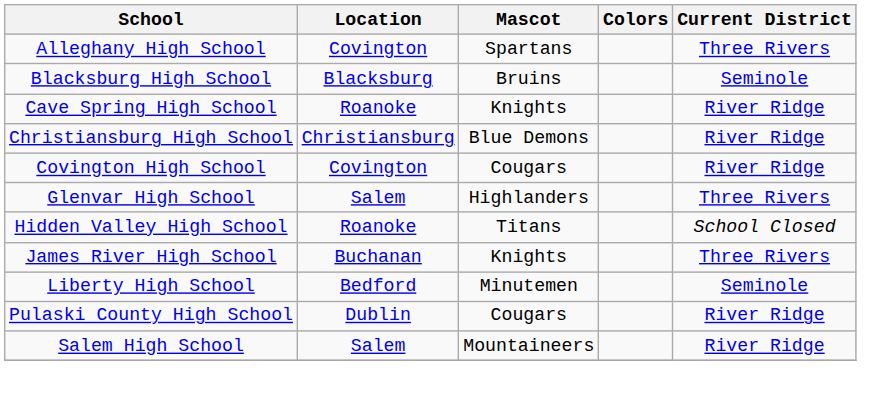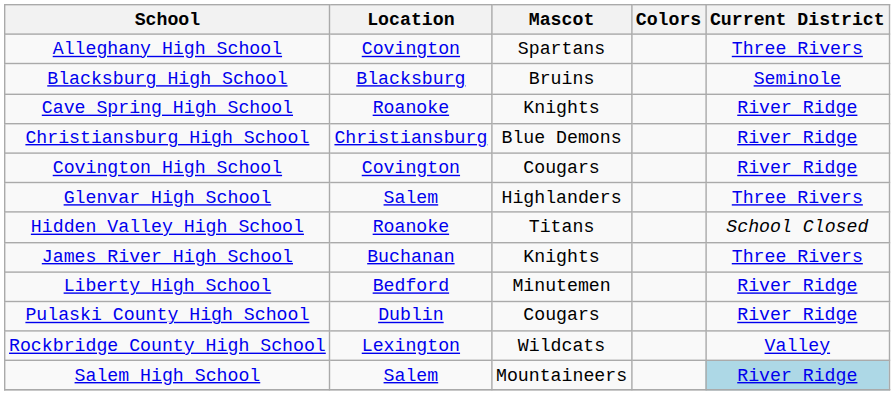(765, 286) Seminole -> (797, 286) River Ridge
+ row: (167, 346)
(765, 346) no background -> (797, 375) lightblue background
